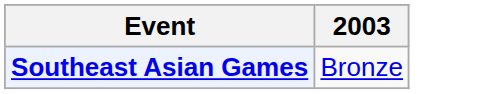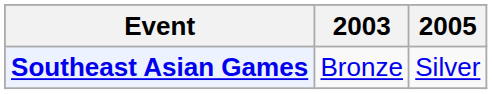+ column: (448, 26)
